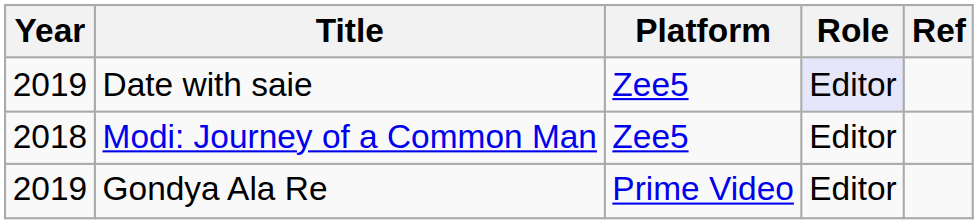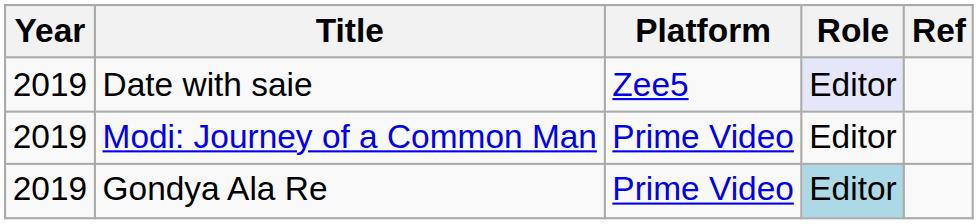(50, 137) 2018 -> (50, 137) 2019
(650, 137) Zee5 -> (703, 137) Prime Video
(853, 190) no background -> (853, 190) lightblue background
